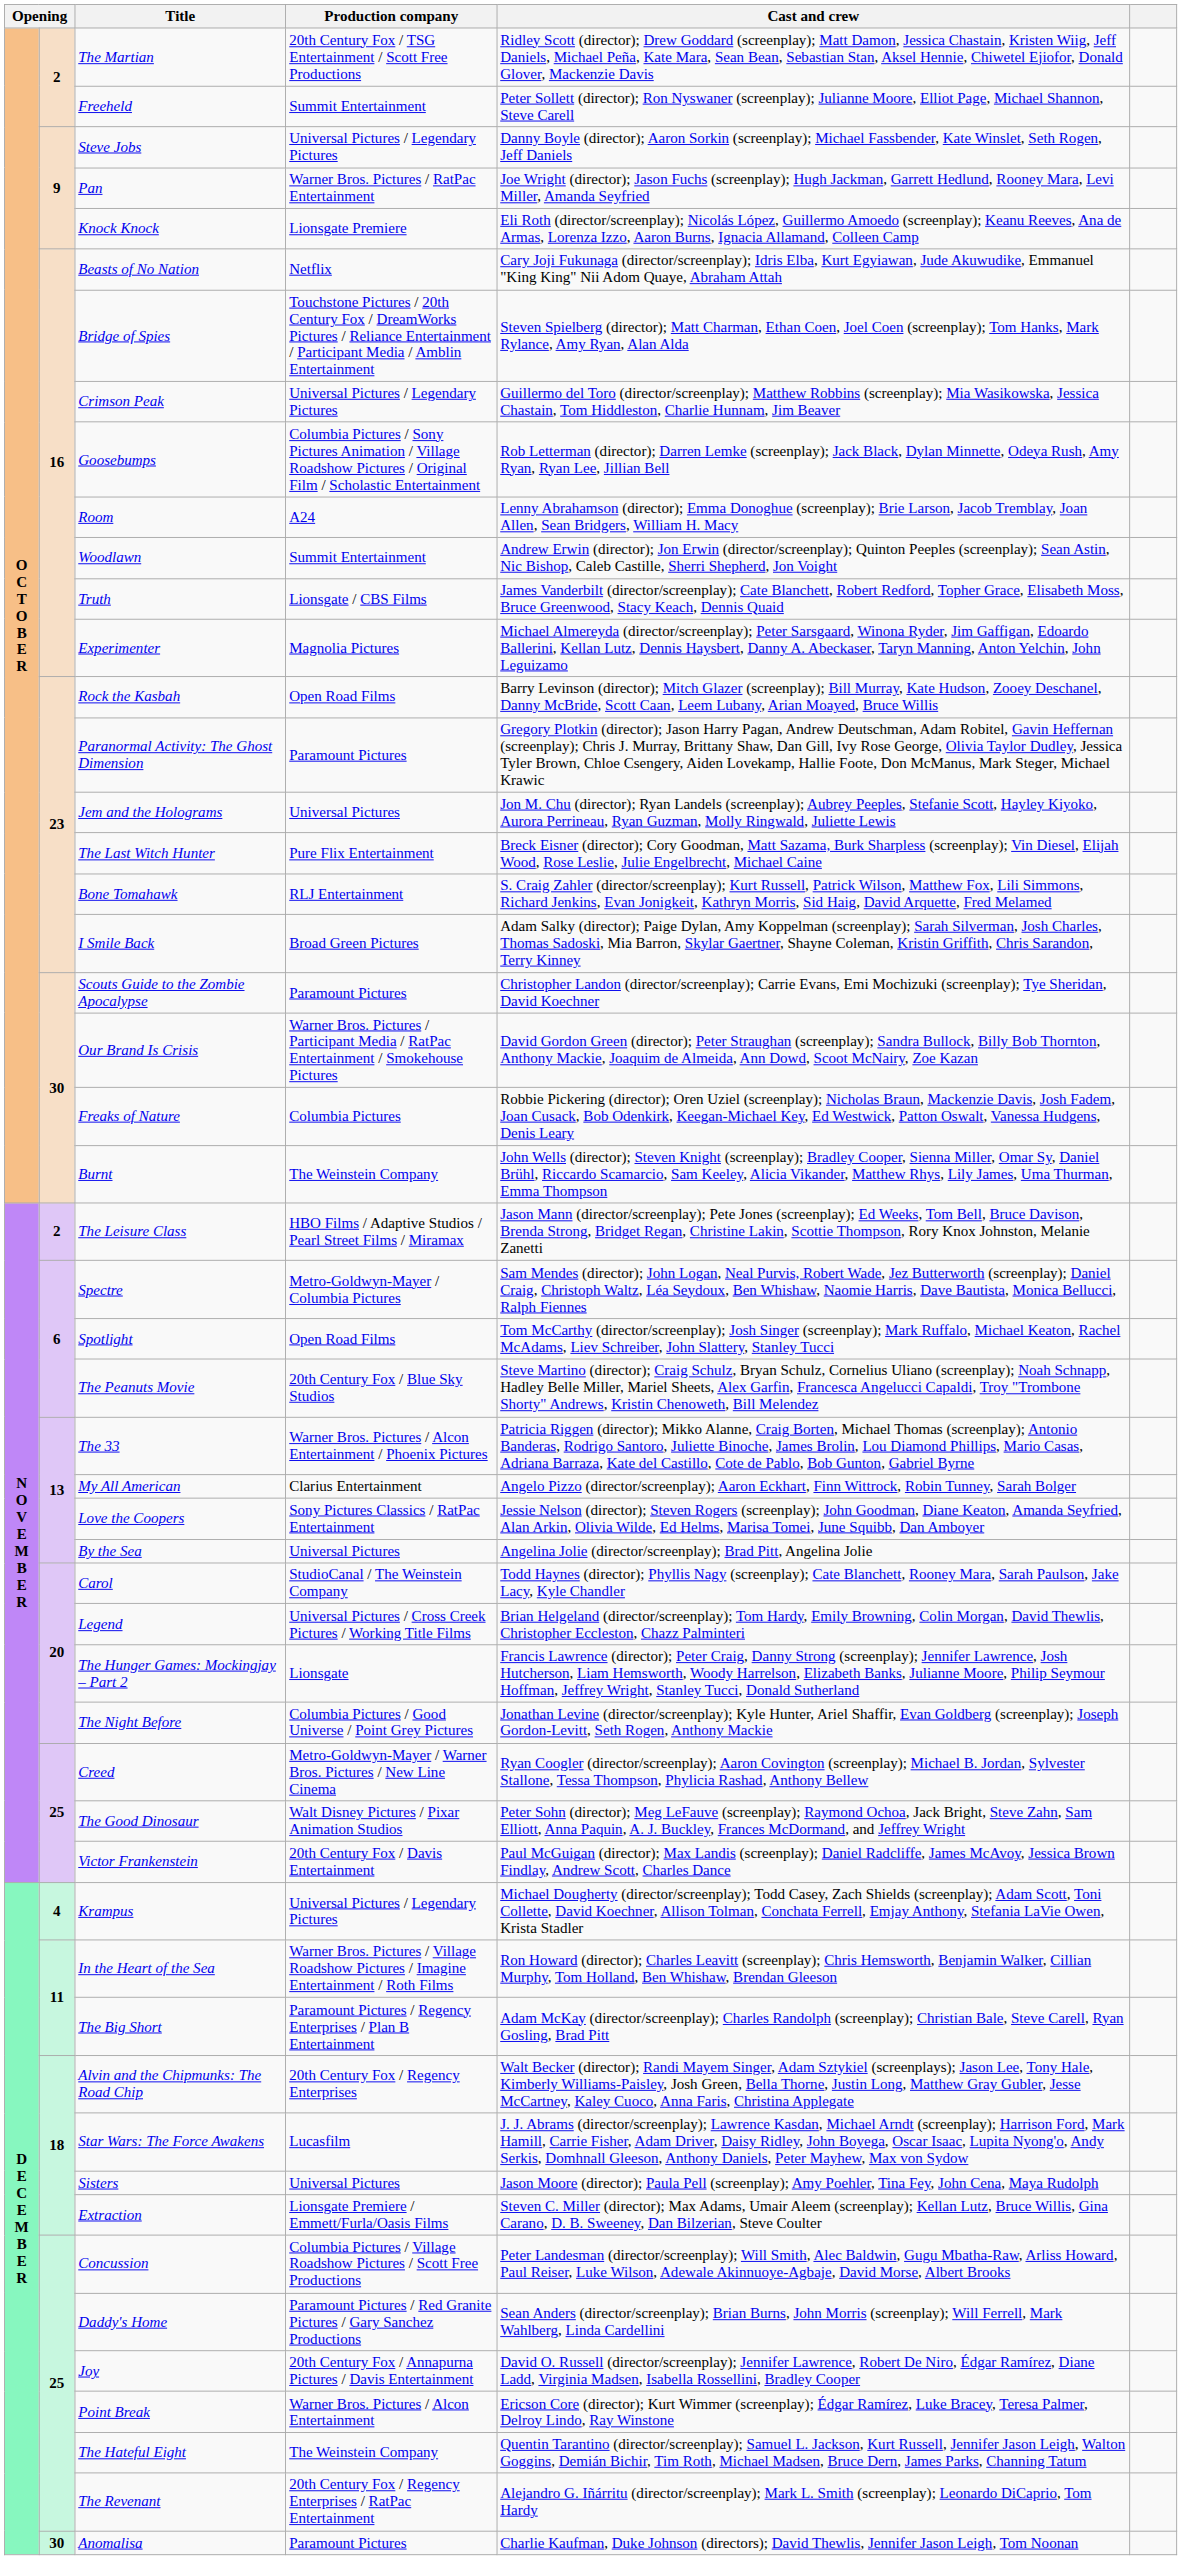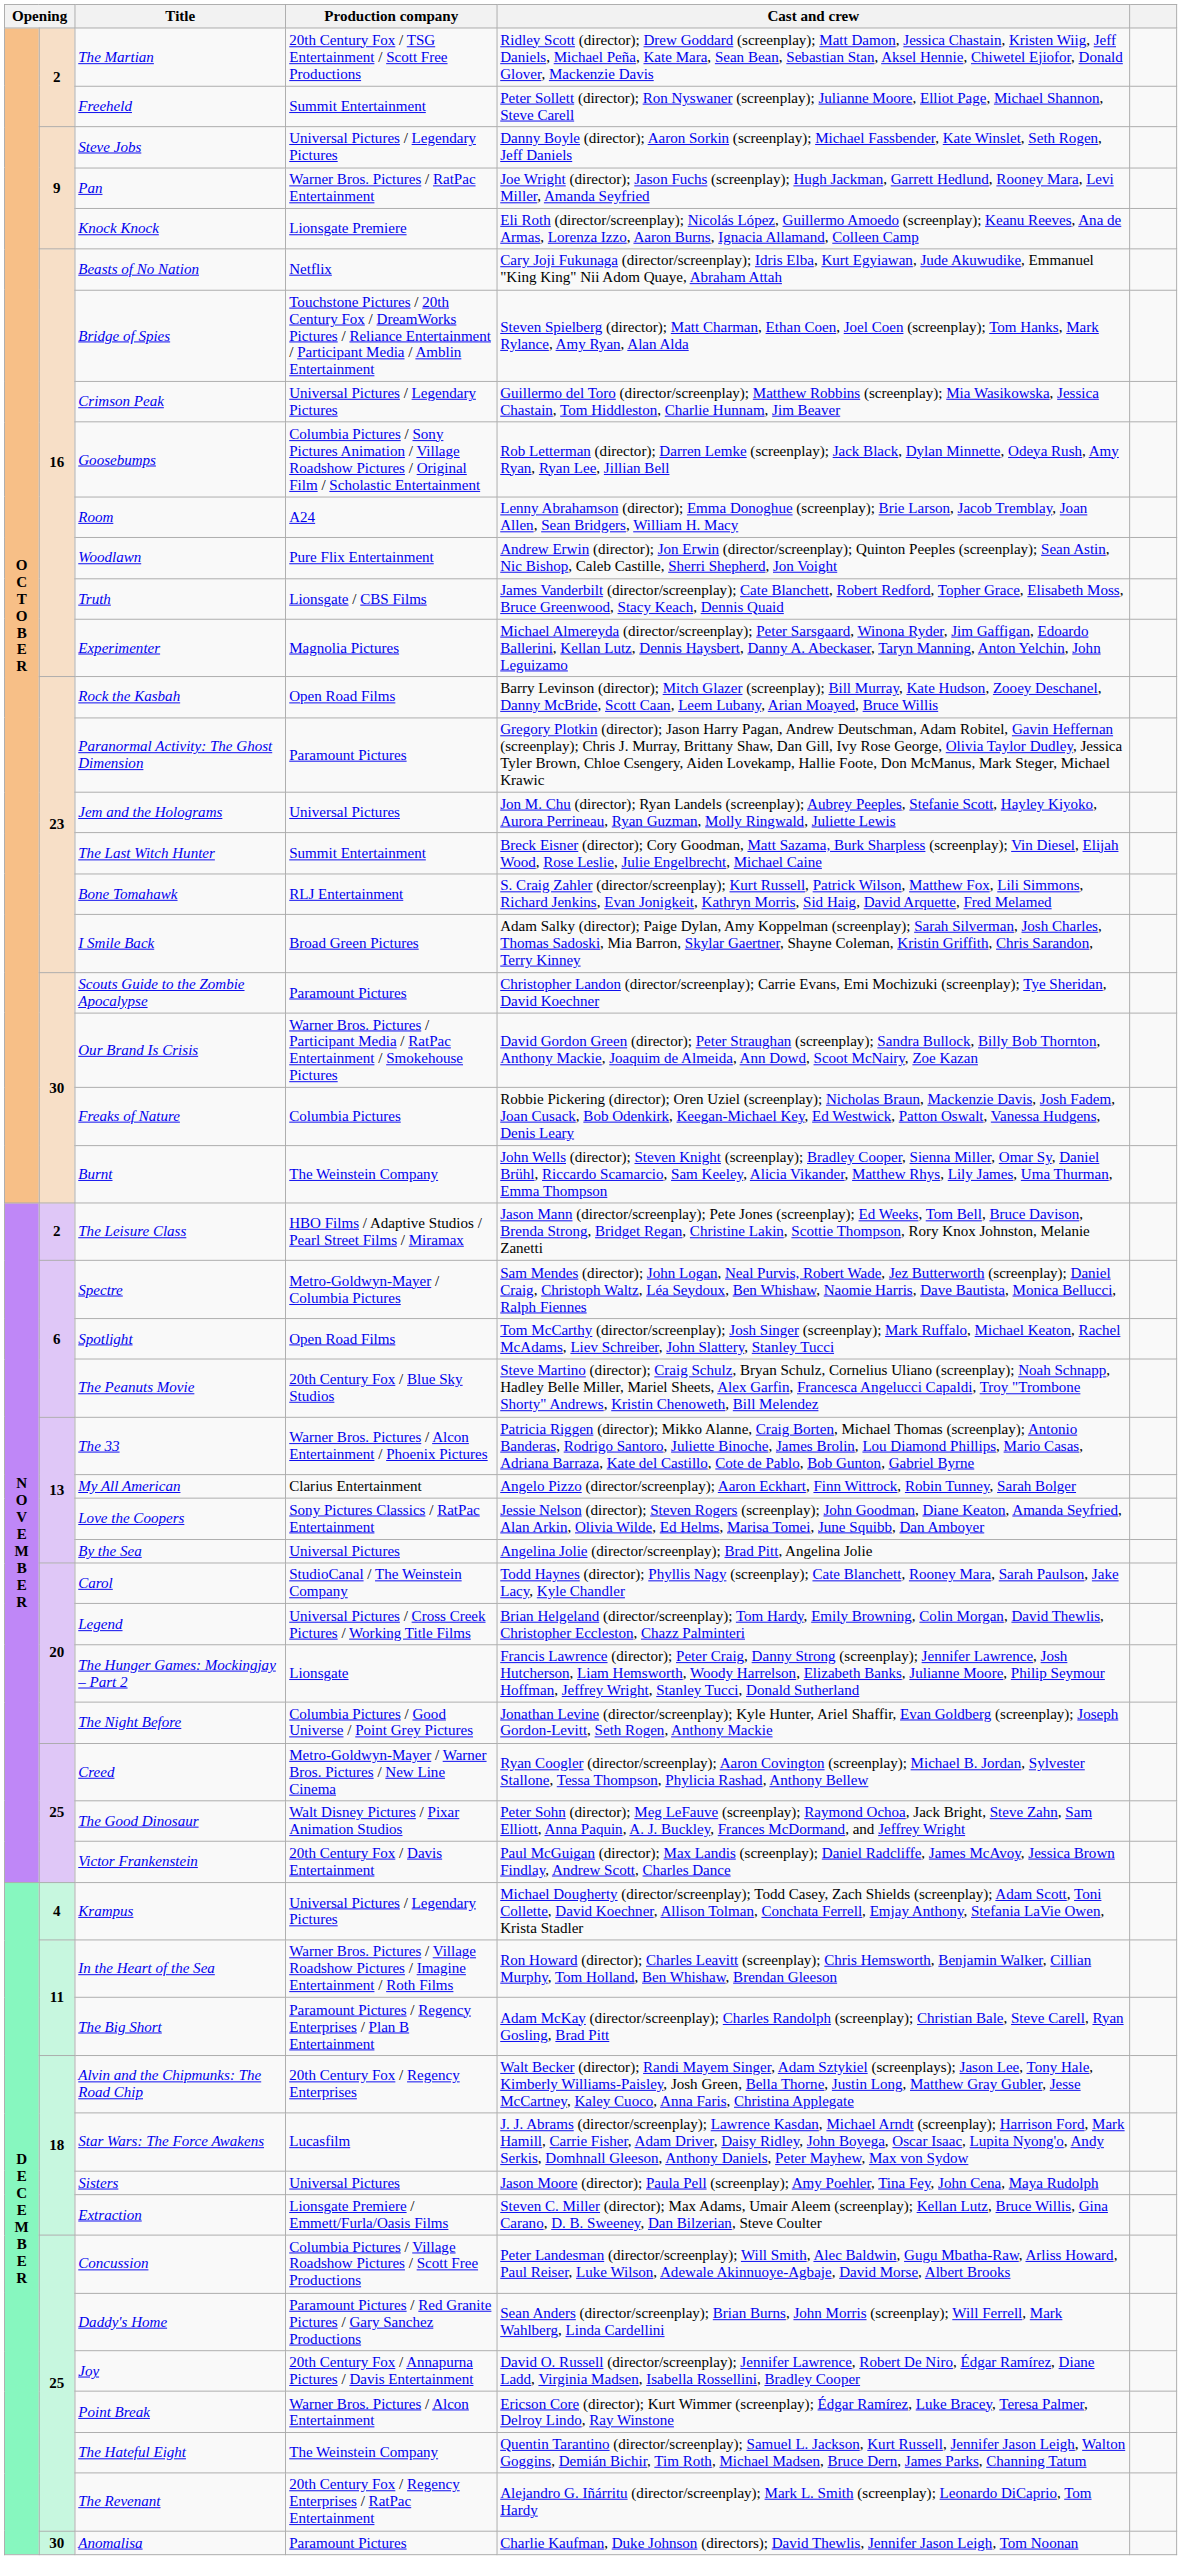(358, 557) Summit Entertainment -> (361, 557) Pure Flix Entertainment
(361, 853) Pure Flix Entertainment -> (358, 853) Summit Entertainment
